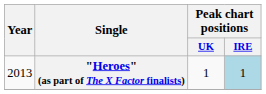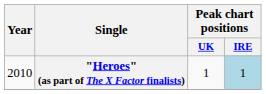(20, 72) 2013 -> (20, 72) 2010
